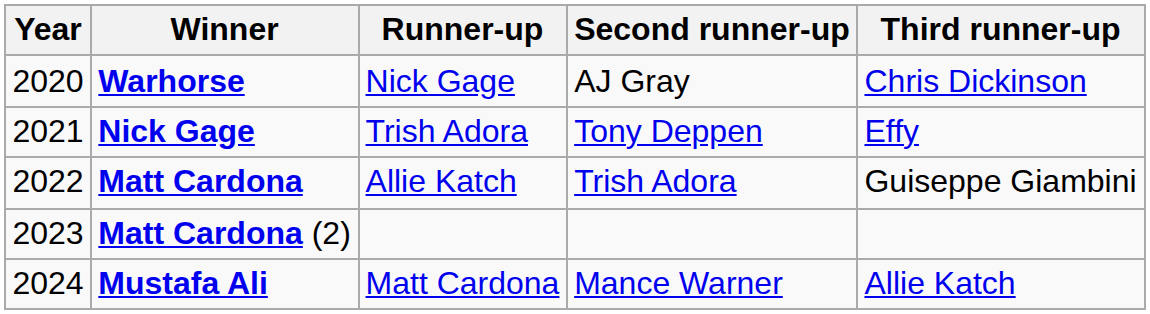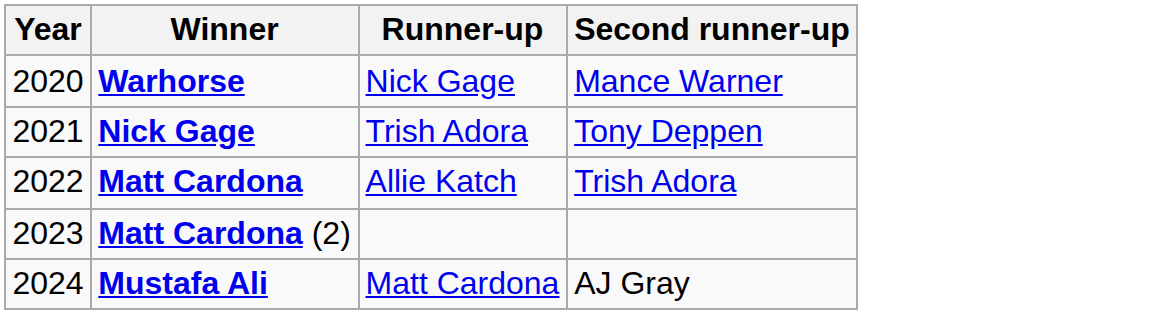- column: (1001, 29)
(632, 80) AJ Gray -> (678, 80) Mance Warner
(678, 283) Mance Warner -> (632, 283) AJ Gray
